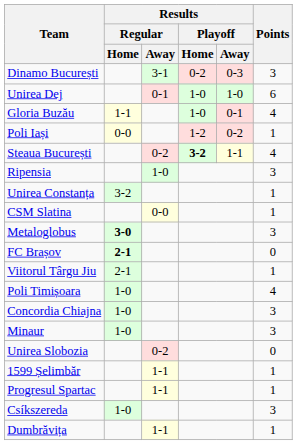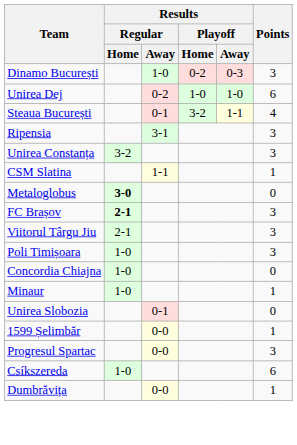(160, 73) 3-1 -> (160, 73) 1-0
(160, 93) 0-1 -> (160, 93) 0-2
- row: (41, 113)
- row: (28, 133)
(160, 152) 0-2 -> (160, 113) 0-1
(197, 152) bold -> (197, 113) normal
(160, 172) 1-0 -> (160, 133) 3-1
(273, 192) 1 -> (273, 152) 3
(160, 212) 0-0 -> (160, 172) 1-1
(273, 232) 3 -> (273, 192) 0
(273, 251) 0 -> (273, 212) 3
(273, 271) 1 -> (273, 232) 3
(273, 291) 4 -> (273, 251) 3
(273, 311) 3 -> (273, 271) 0
(273, 331) 3 -> (273, 291) 1
(160, 350) 0-2 -> (160, 311) 0-1
(160, 370) 1-1 -> (160, 331) 0-0
(160, 390) 1-1 -> (160, 350) 0-0
(273, 390) 1 -> (273, 350) 3
(273, 410) 3 -> (273, 370) 6
(160, 430) 1-1 -> (160, 390) 0-0
